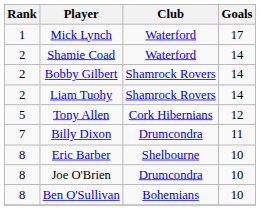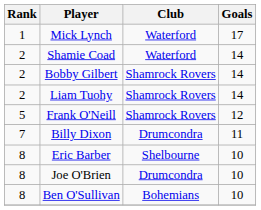- row: (81, 114)
+ row: (81, 114)
